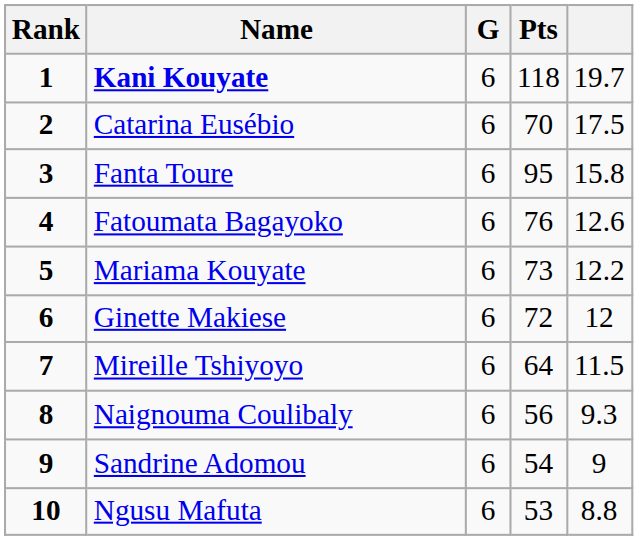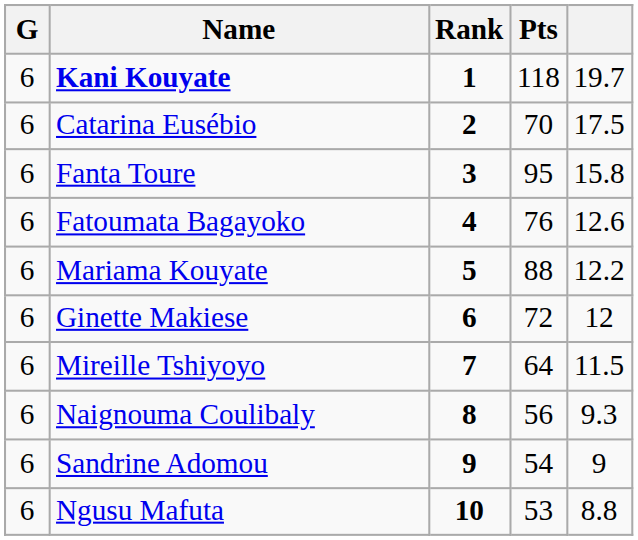columns swapped: (46, 28) <-> (488, 28)
(538, 270) 73 -> (538, 270) 88
